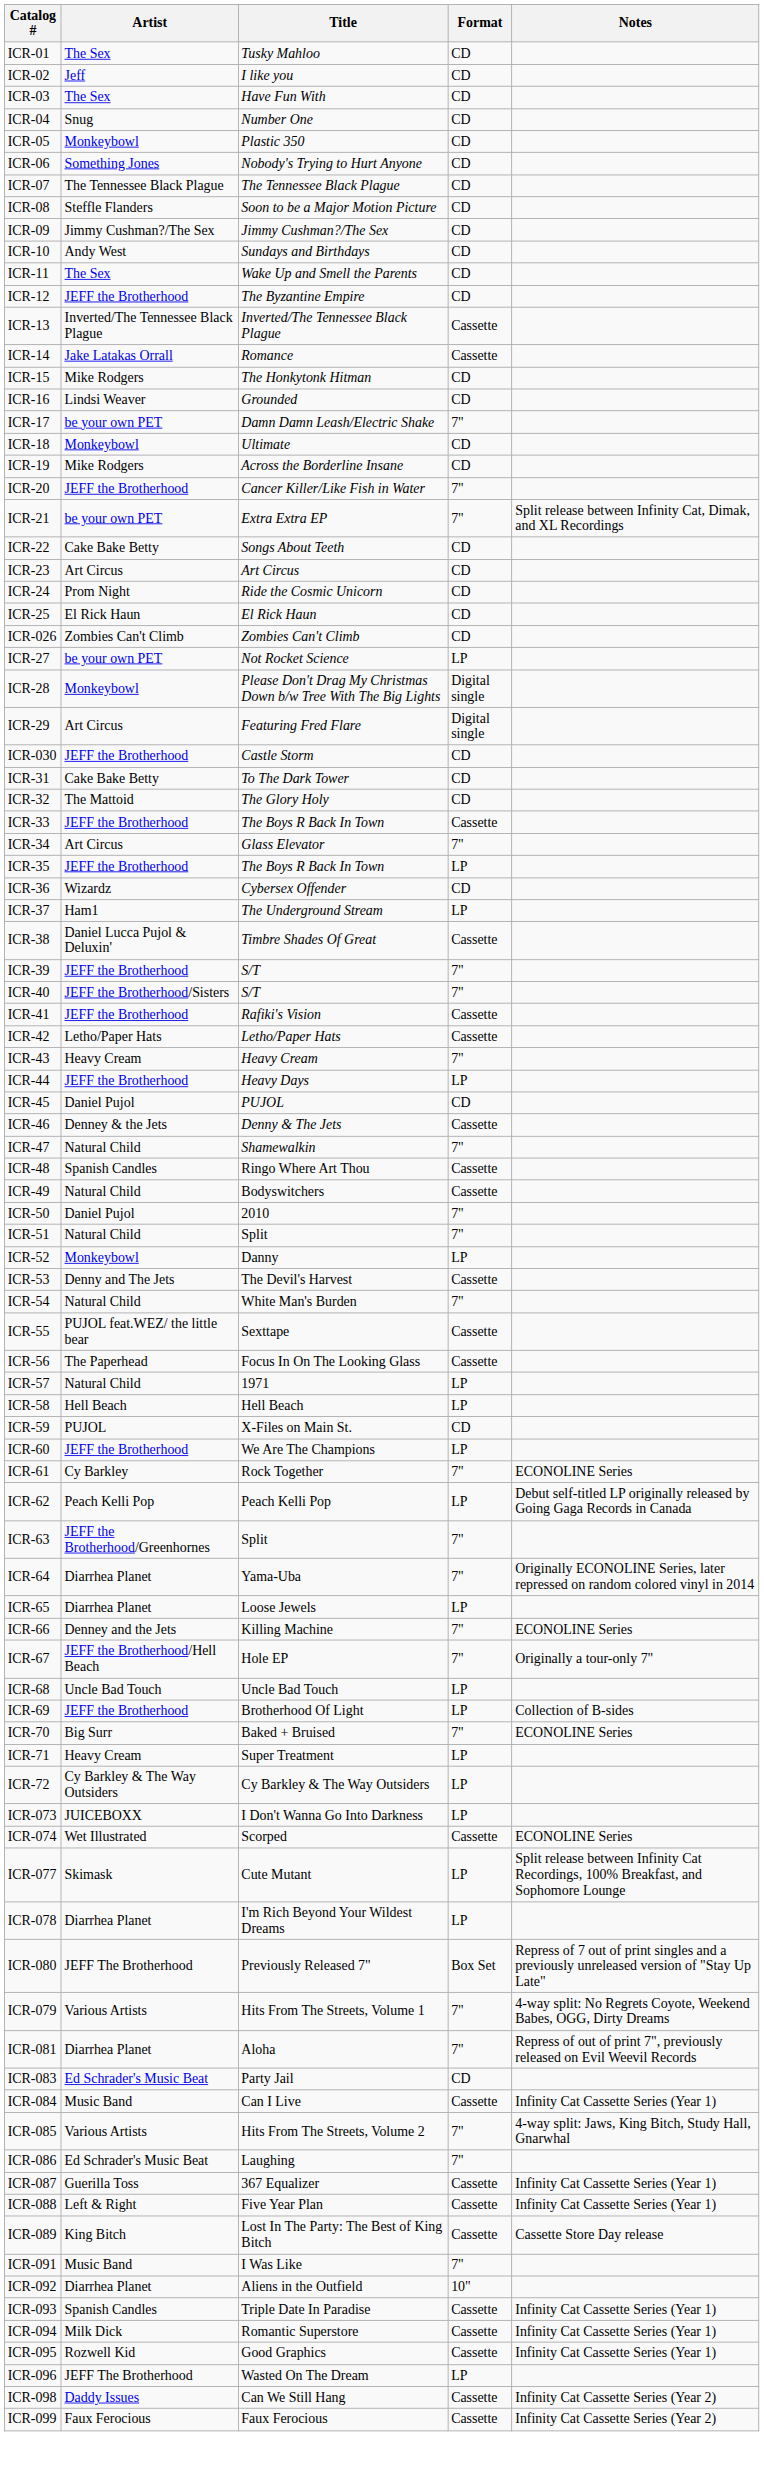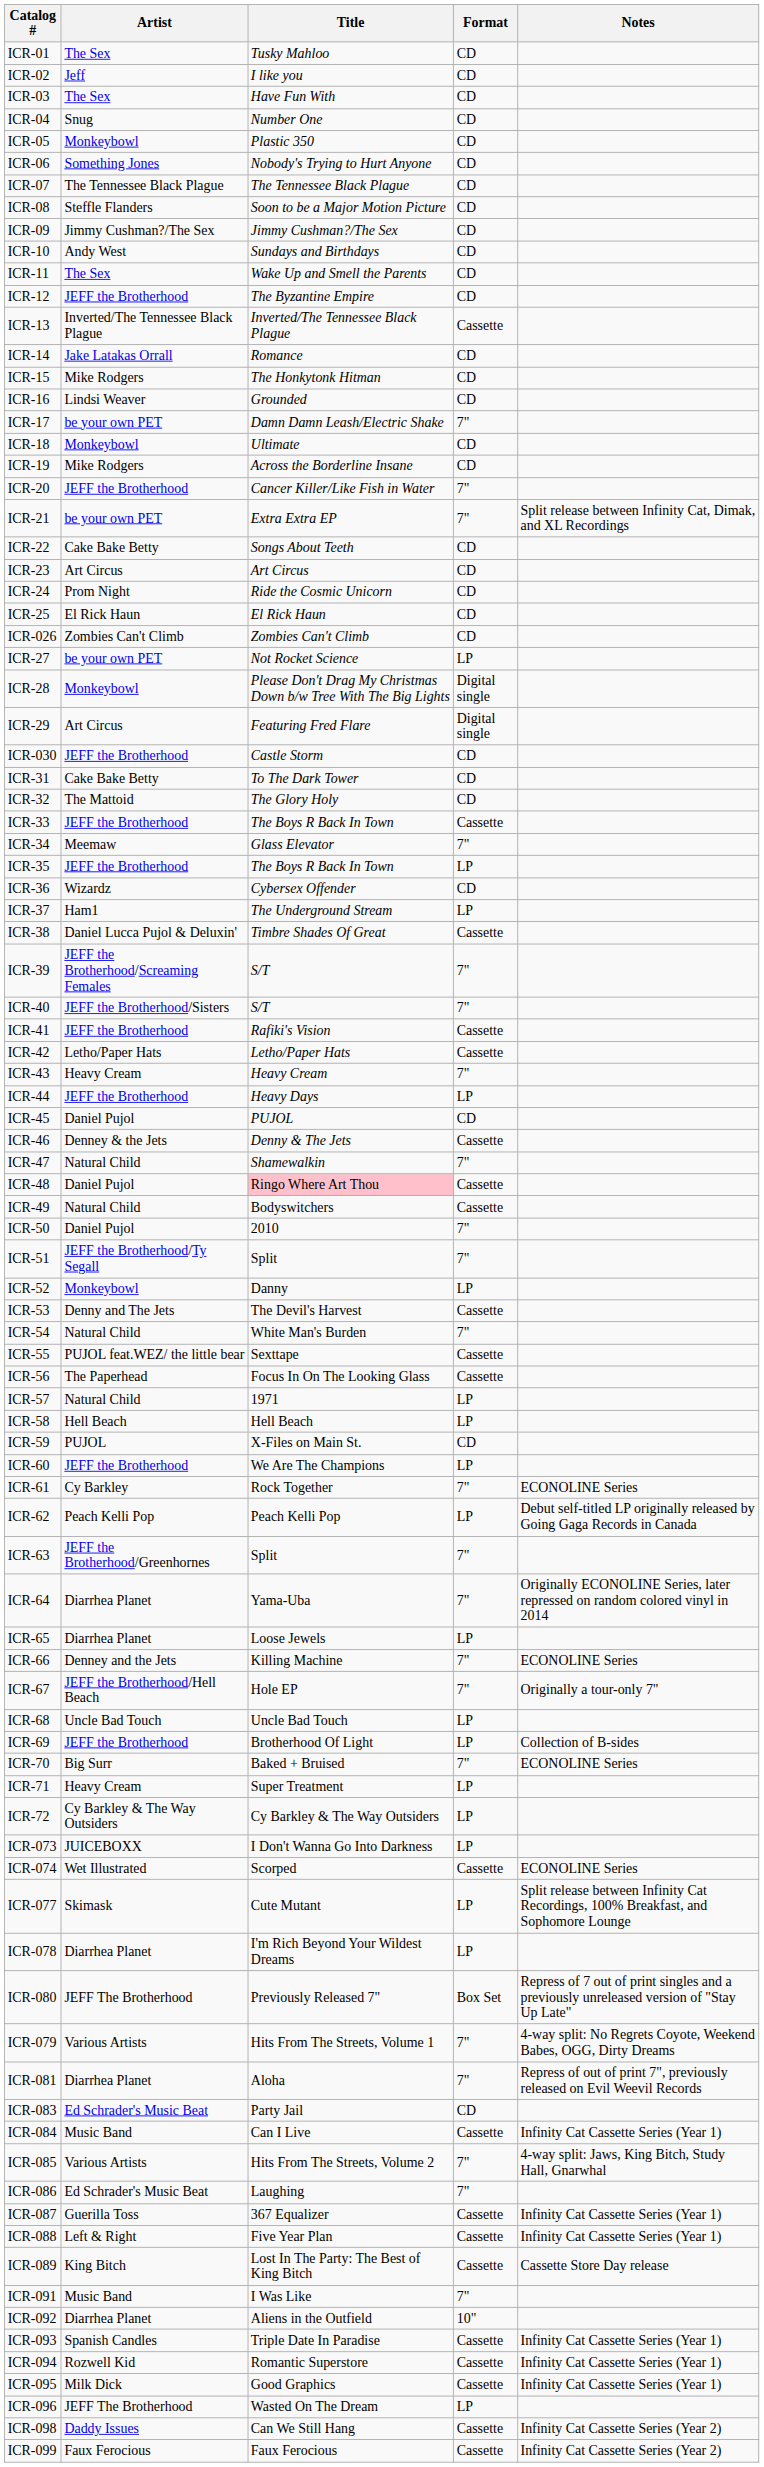(474, 355) Cassette -> (466, 355) CD
(94, 844) Art Circus -> (90, 844) Meemaw
(126, 970) JEFF the Brotherhood -> (131, 970) JEFF the Brotherhood/Screaming Females
(111, 1169) Spanish Candles -> (99, 1184) Daniel Pujol
(305, 1169) no background -> (315, 1184) pink background
(103, 1235) Natural Child -> (135, 1258) JEFF the Brotherhood/Ty Segall
(93, 2331) Milk Dick -> (100, 2362) Rozwell Kid
(100, 2353) Rozwell Kid -> (93, 2384) Milk Dick
